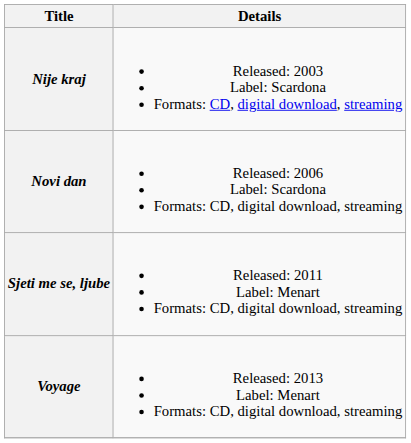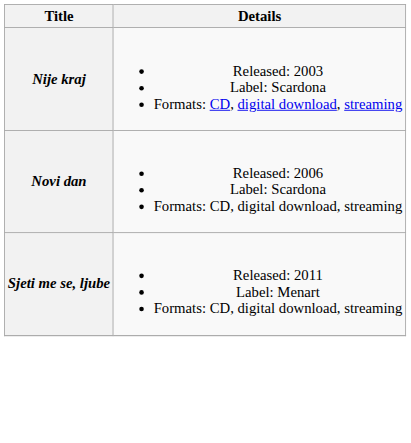- row: (59, 386)
